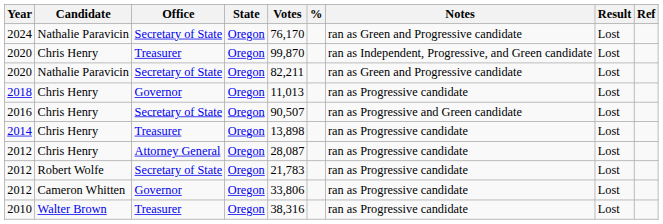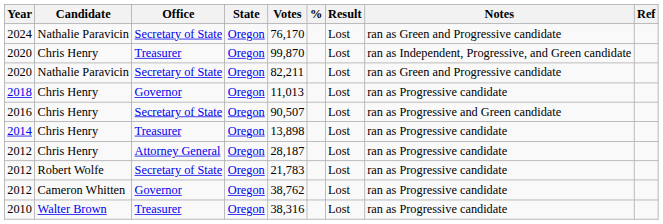columns swapped: (615, 14) <-> (460, 14)
(287, 151) 28,087 -> (287, 151) 28,187
(287, 190) 33,806 -> (287, 190) 38,762
